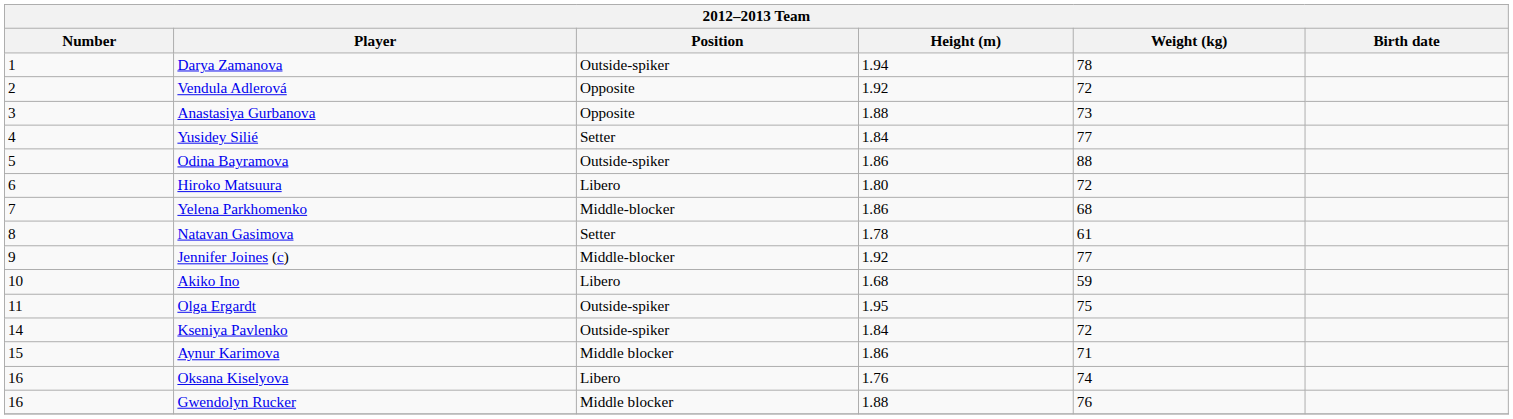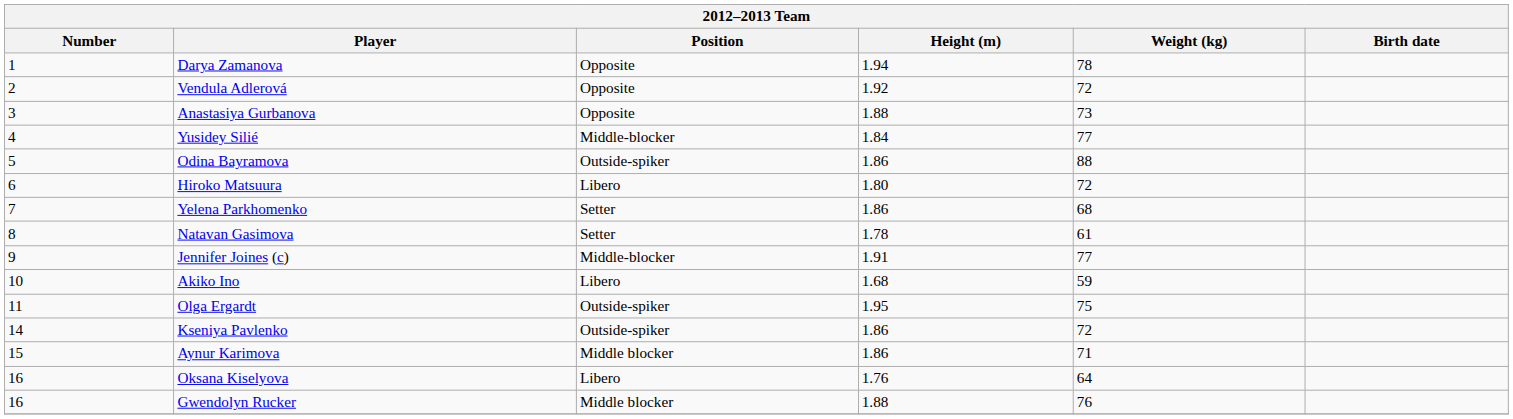(625, 64) Outside-spiker -> (607, 64) Opposite
(598, 137) Setter -> (627, 137) Middle-blocker
(627, 209) Middle-blocker -> (598, 209) Setter
(875, 257) 1.92 -> (875, 257) 1.91
(875, 329) 1.84 -> (875, 329) 1.86
(1084, 378) 74 -> (1084, 378) 64
